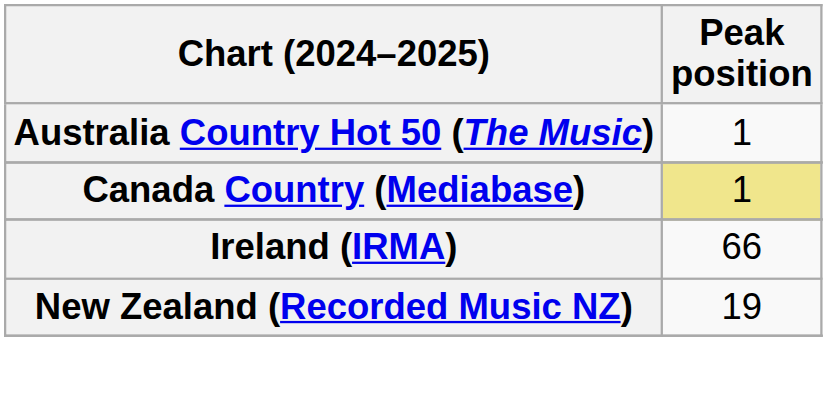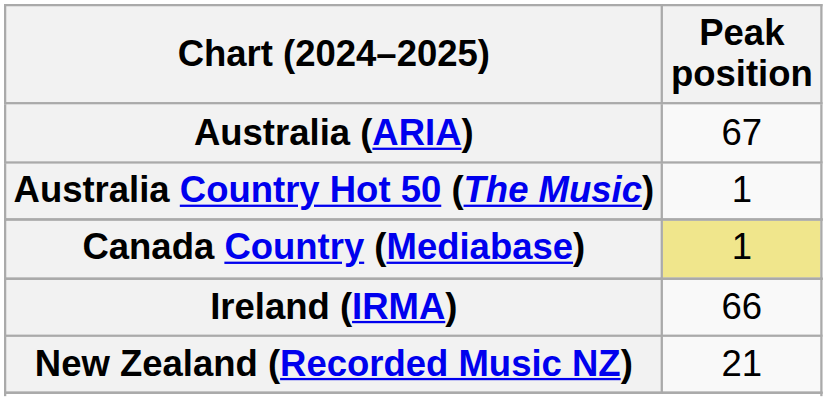+ row: (334, 132)
(742, 305) 19 -> (742, 363) 21
